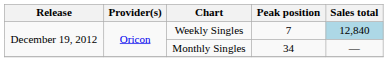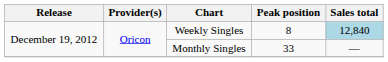(288, 30) 7 -> (288, 30) 8
(288, 48) 34 -> (288, 48) 33
